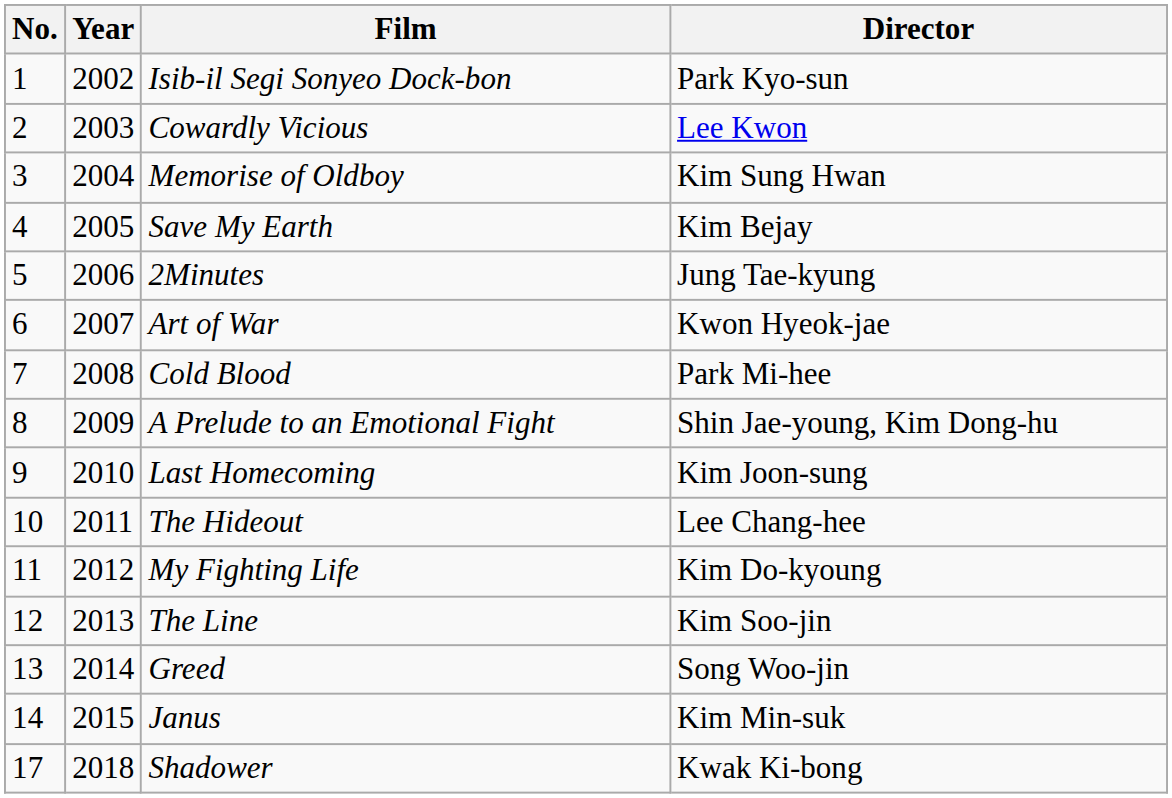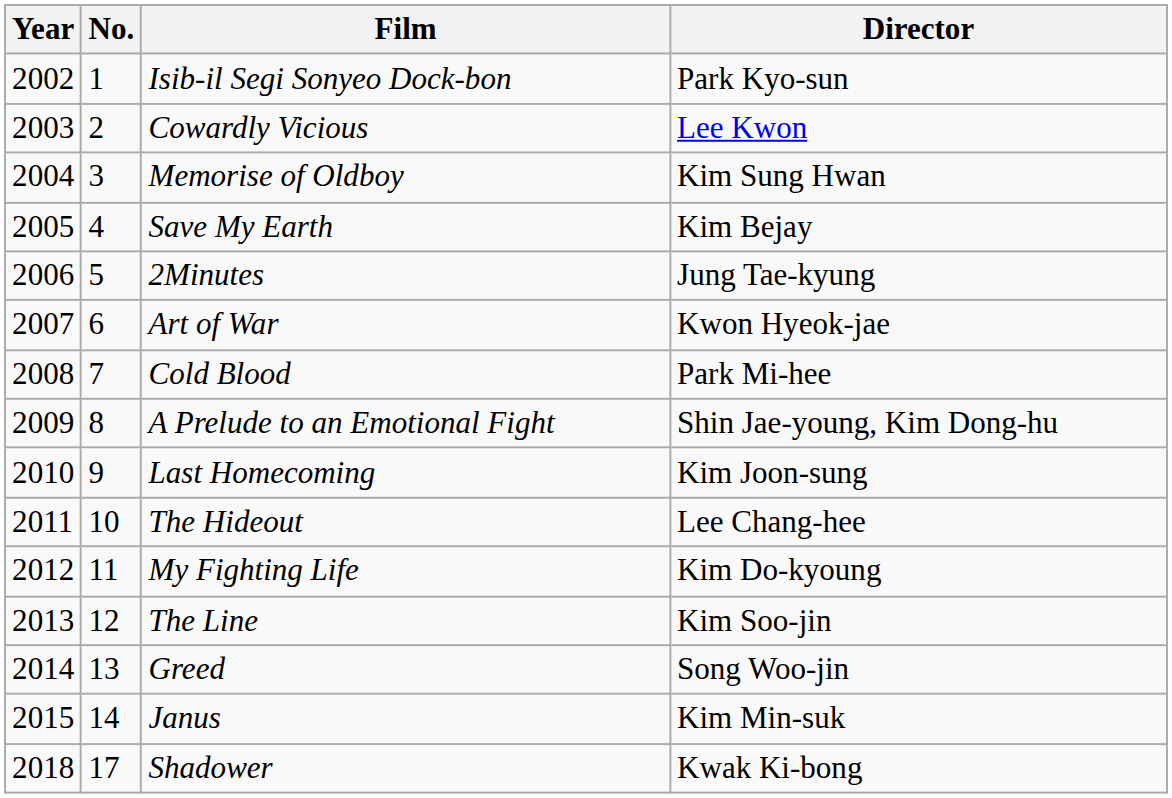columns swapped: (35, 29) <-> (103, 29)
